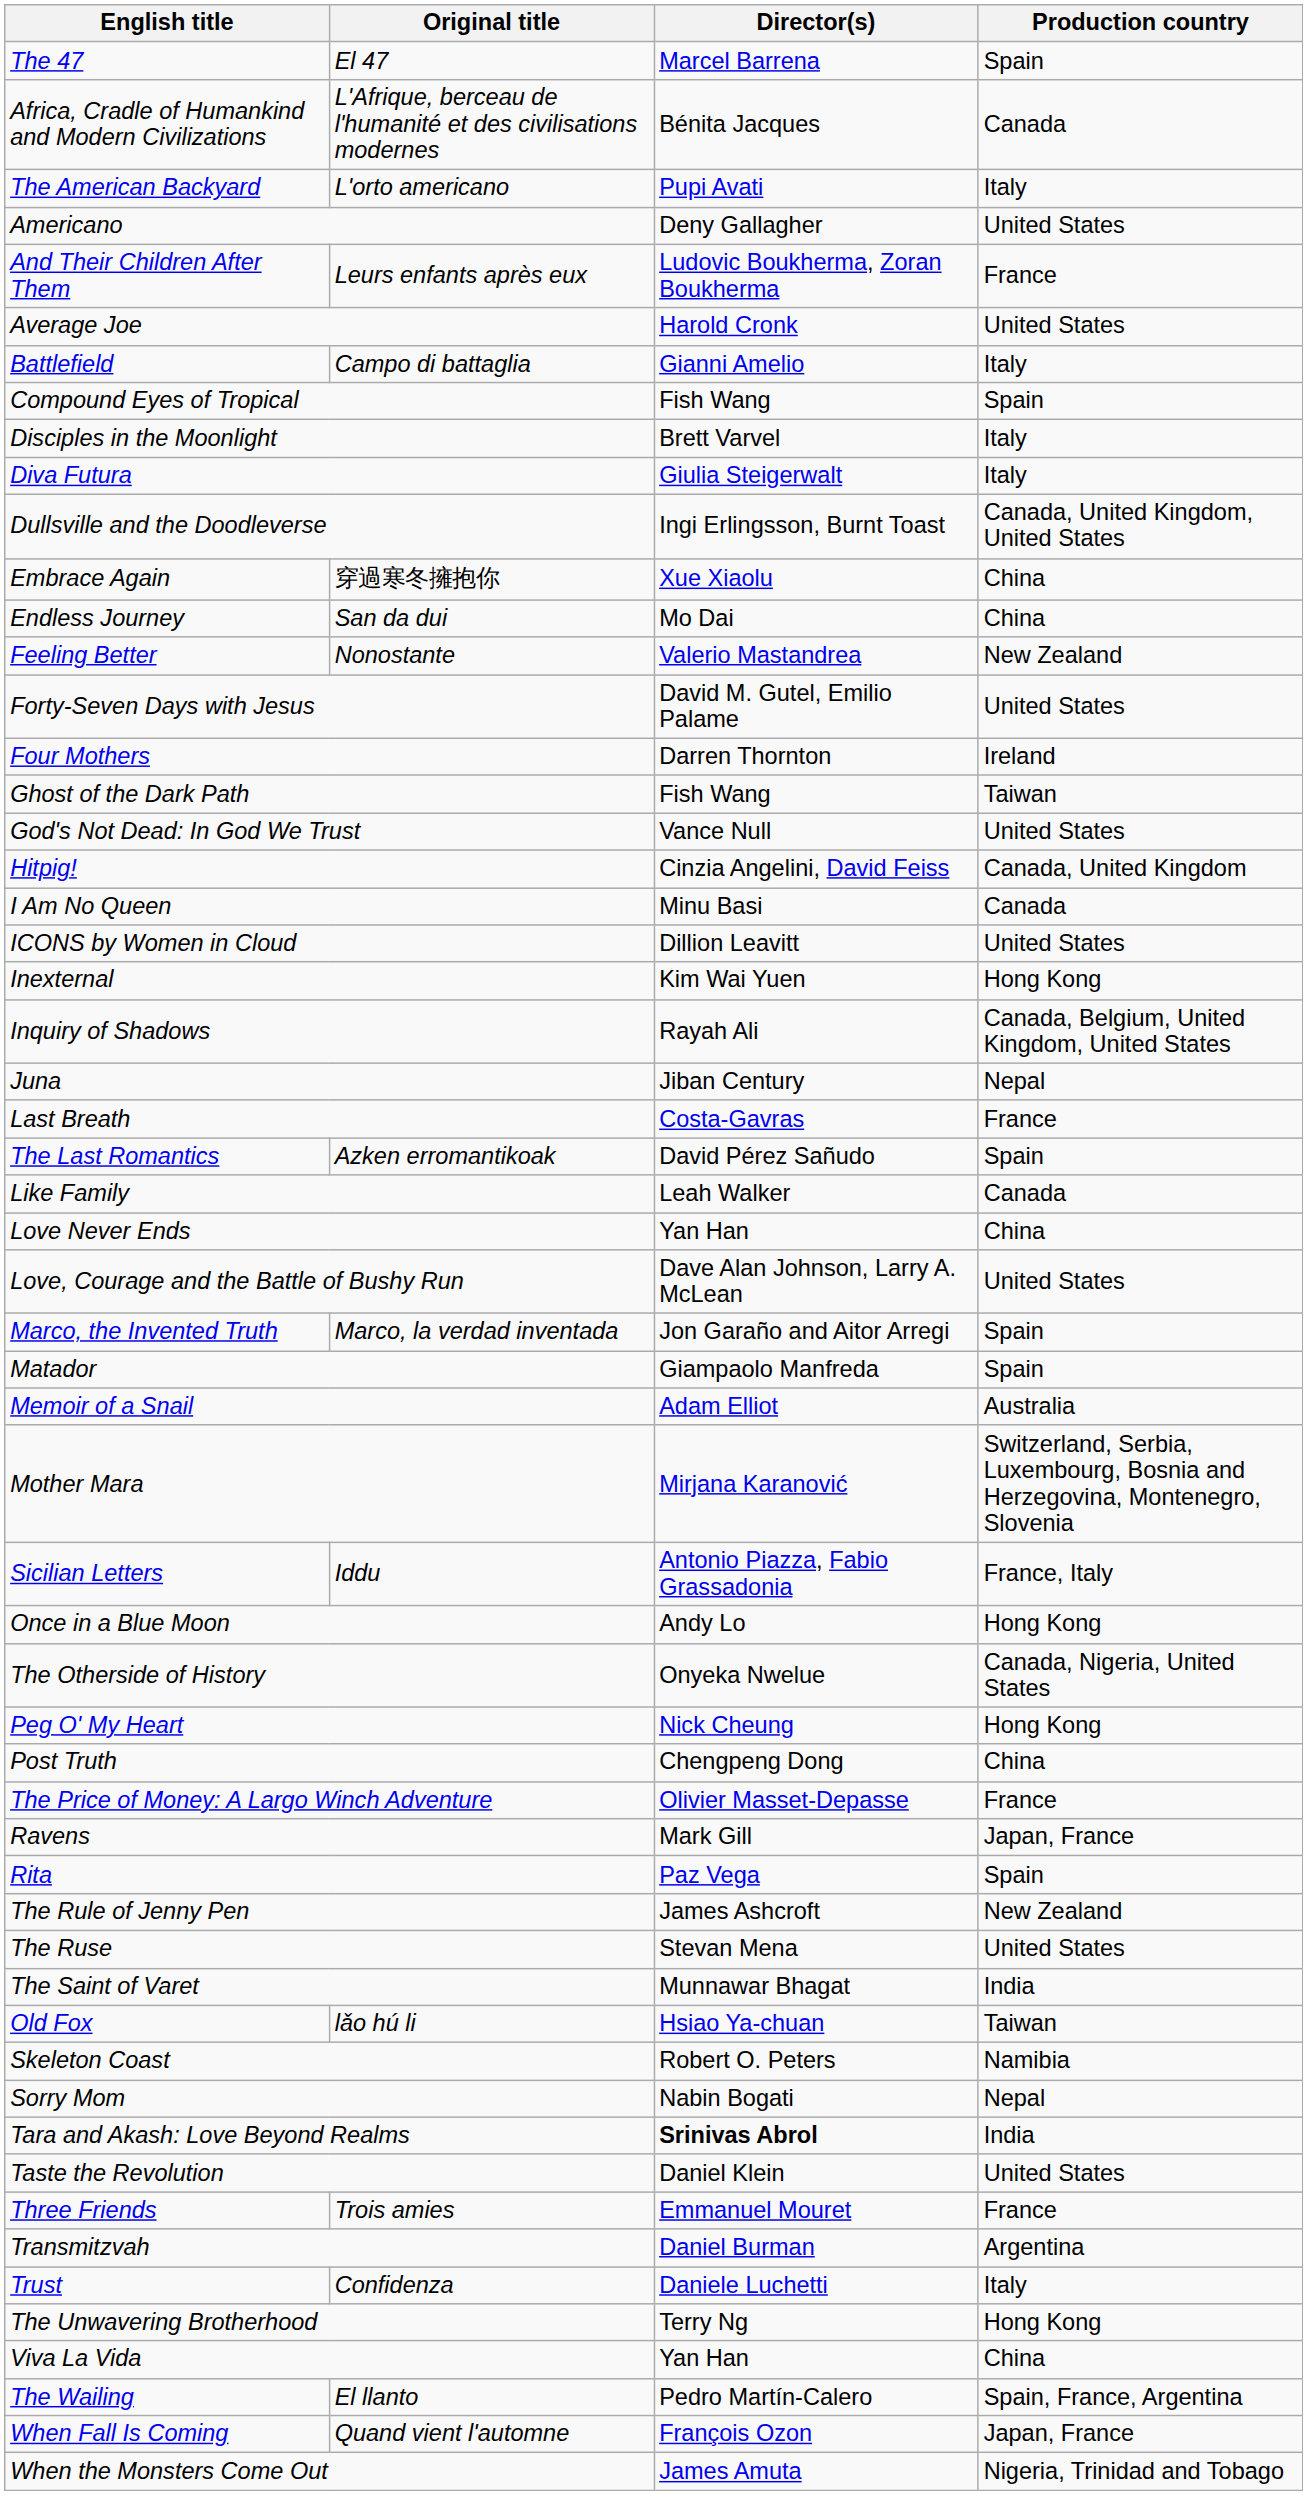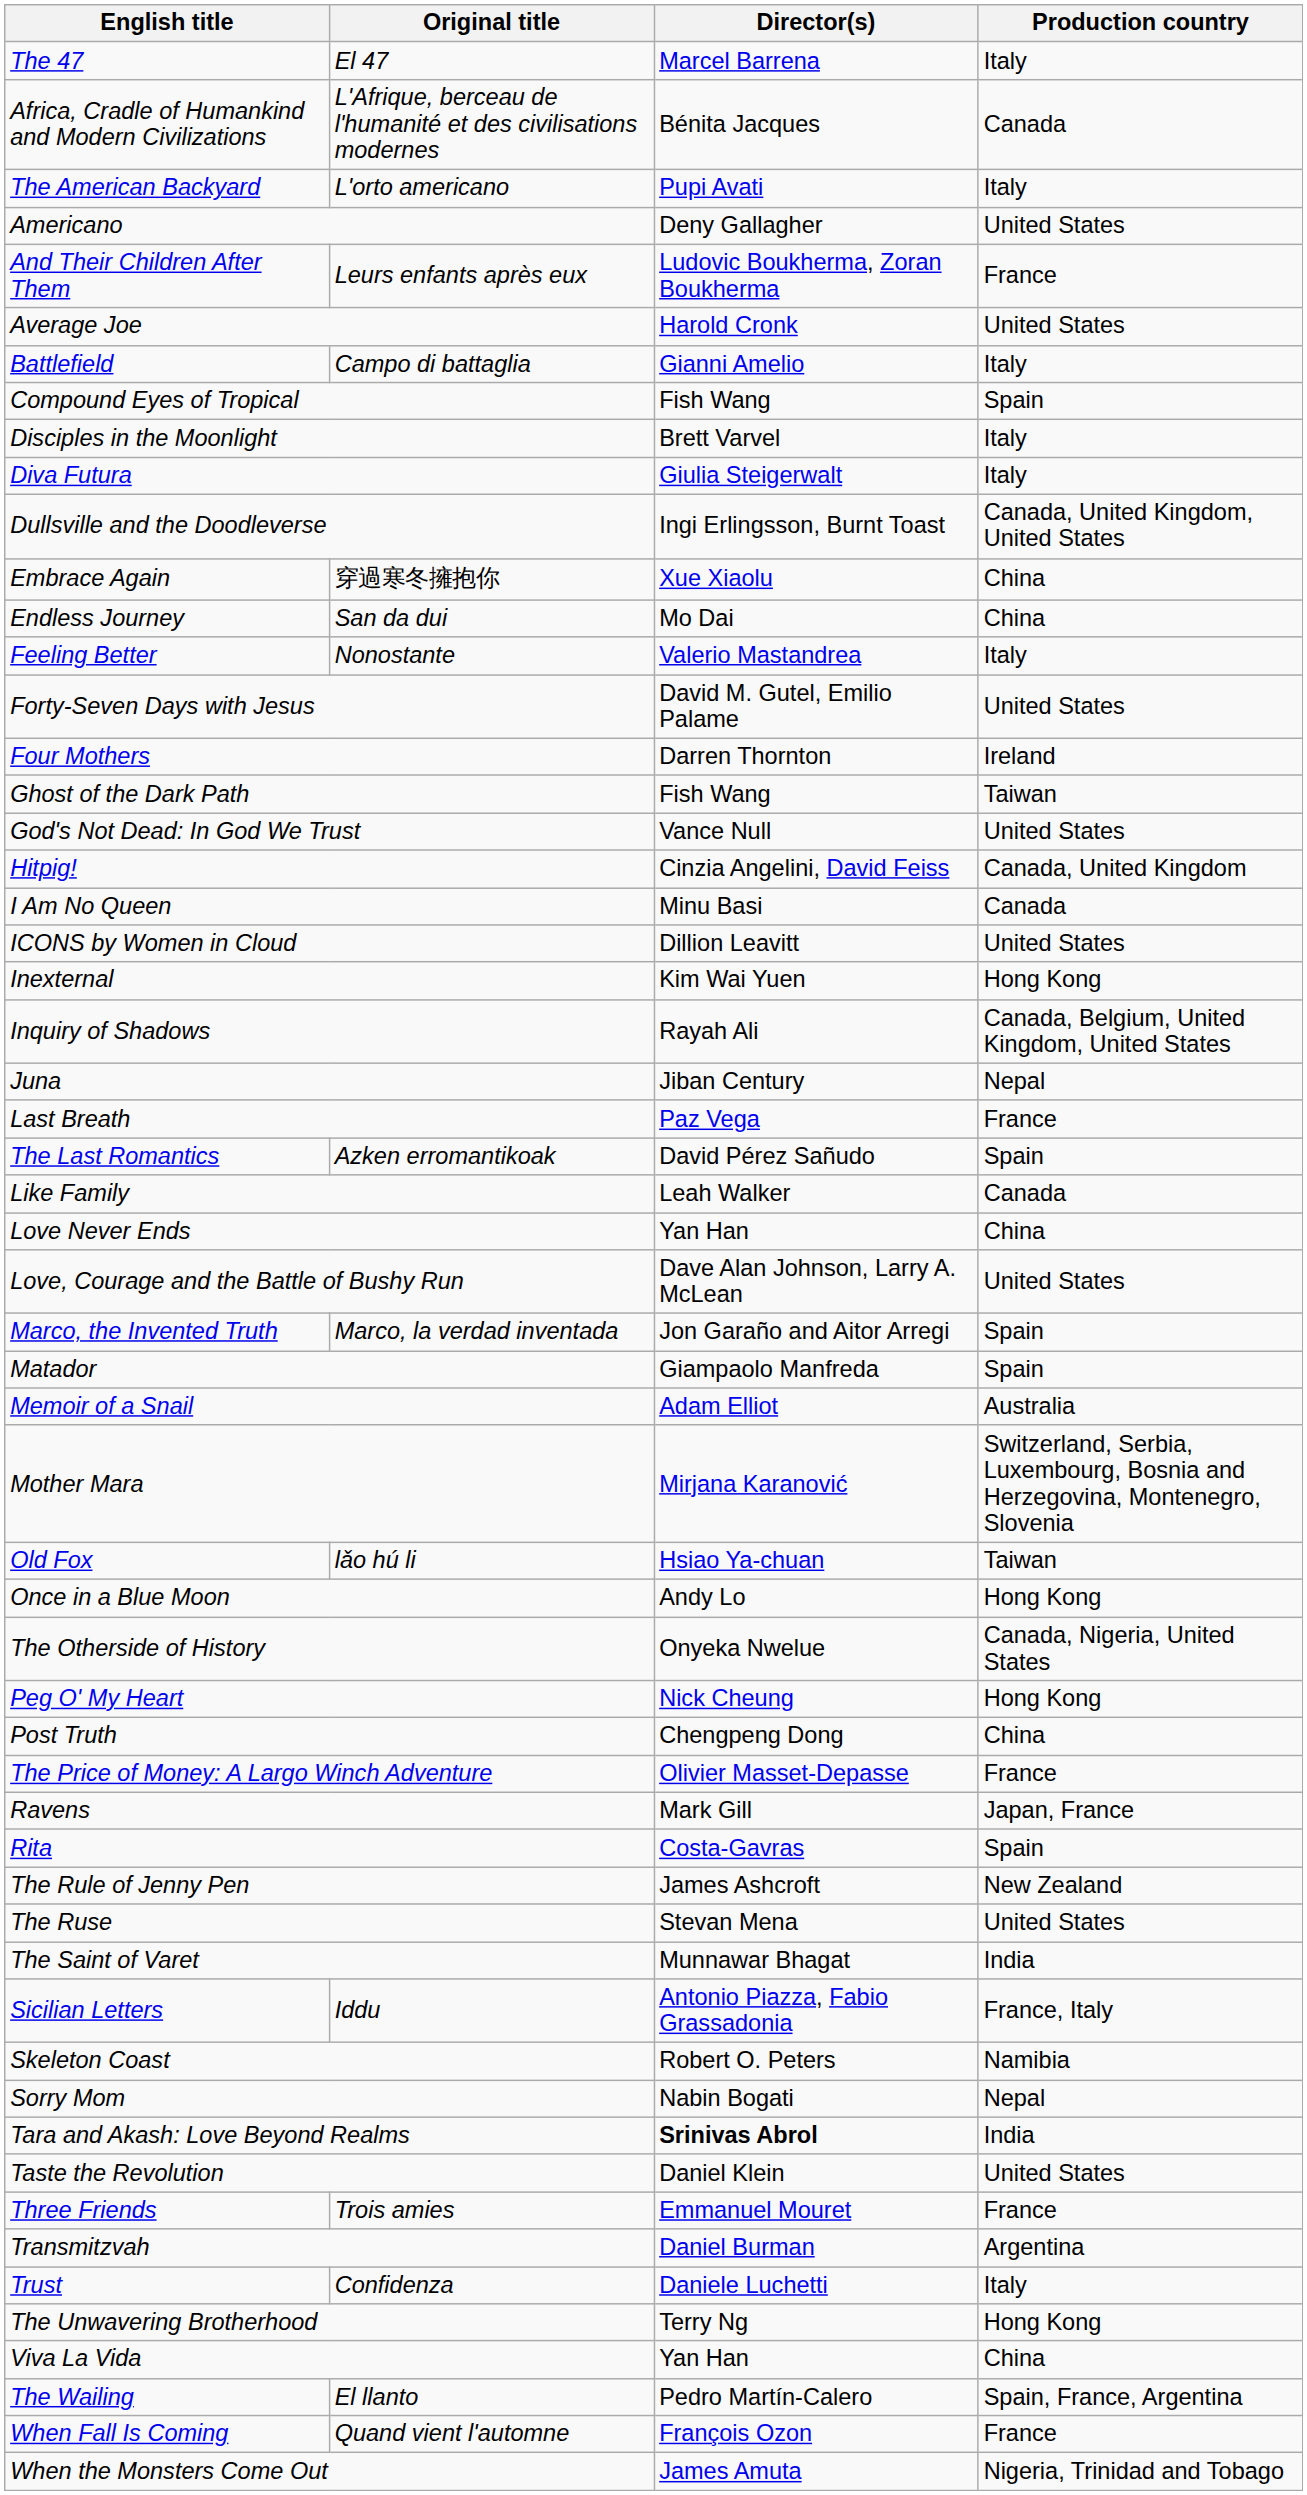(1014, 60) Spain -> (1005, 60) Italy
(1053, 655) New Zealand -> (1005, 655) Italy
(732, 1118) Costa-Gavras -> (710, 1118) Paz Vega
rows swapped: (51, 2023) <-> (87, 1573)
(710, 1874) Paz Vega -> (732, 1847) Costa-Gavras
(1059, 2433) Japan, France -> (1020, 2433) France
